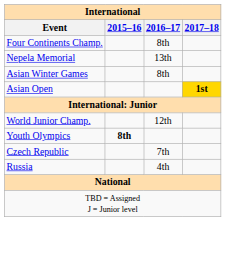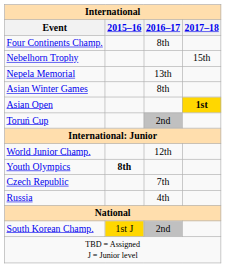+ row: (42, 58)
+ row: (27, 120)
+ row: (50, 228)
